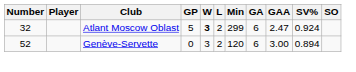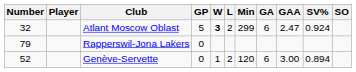+ row: (136, 43)
(207, 43) 3 -> (218, 59) 1
